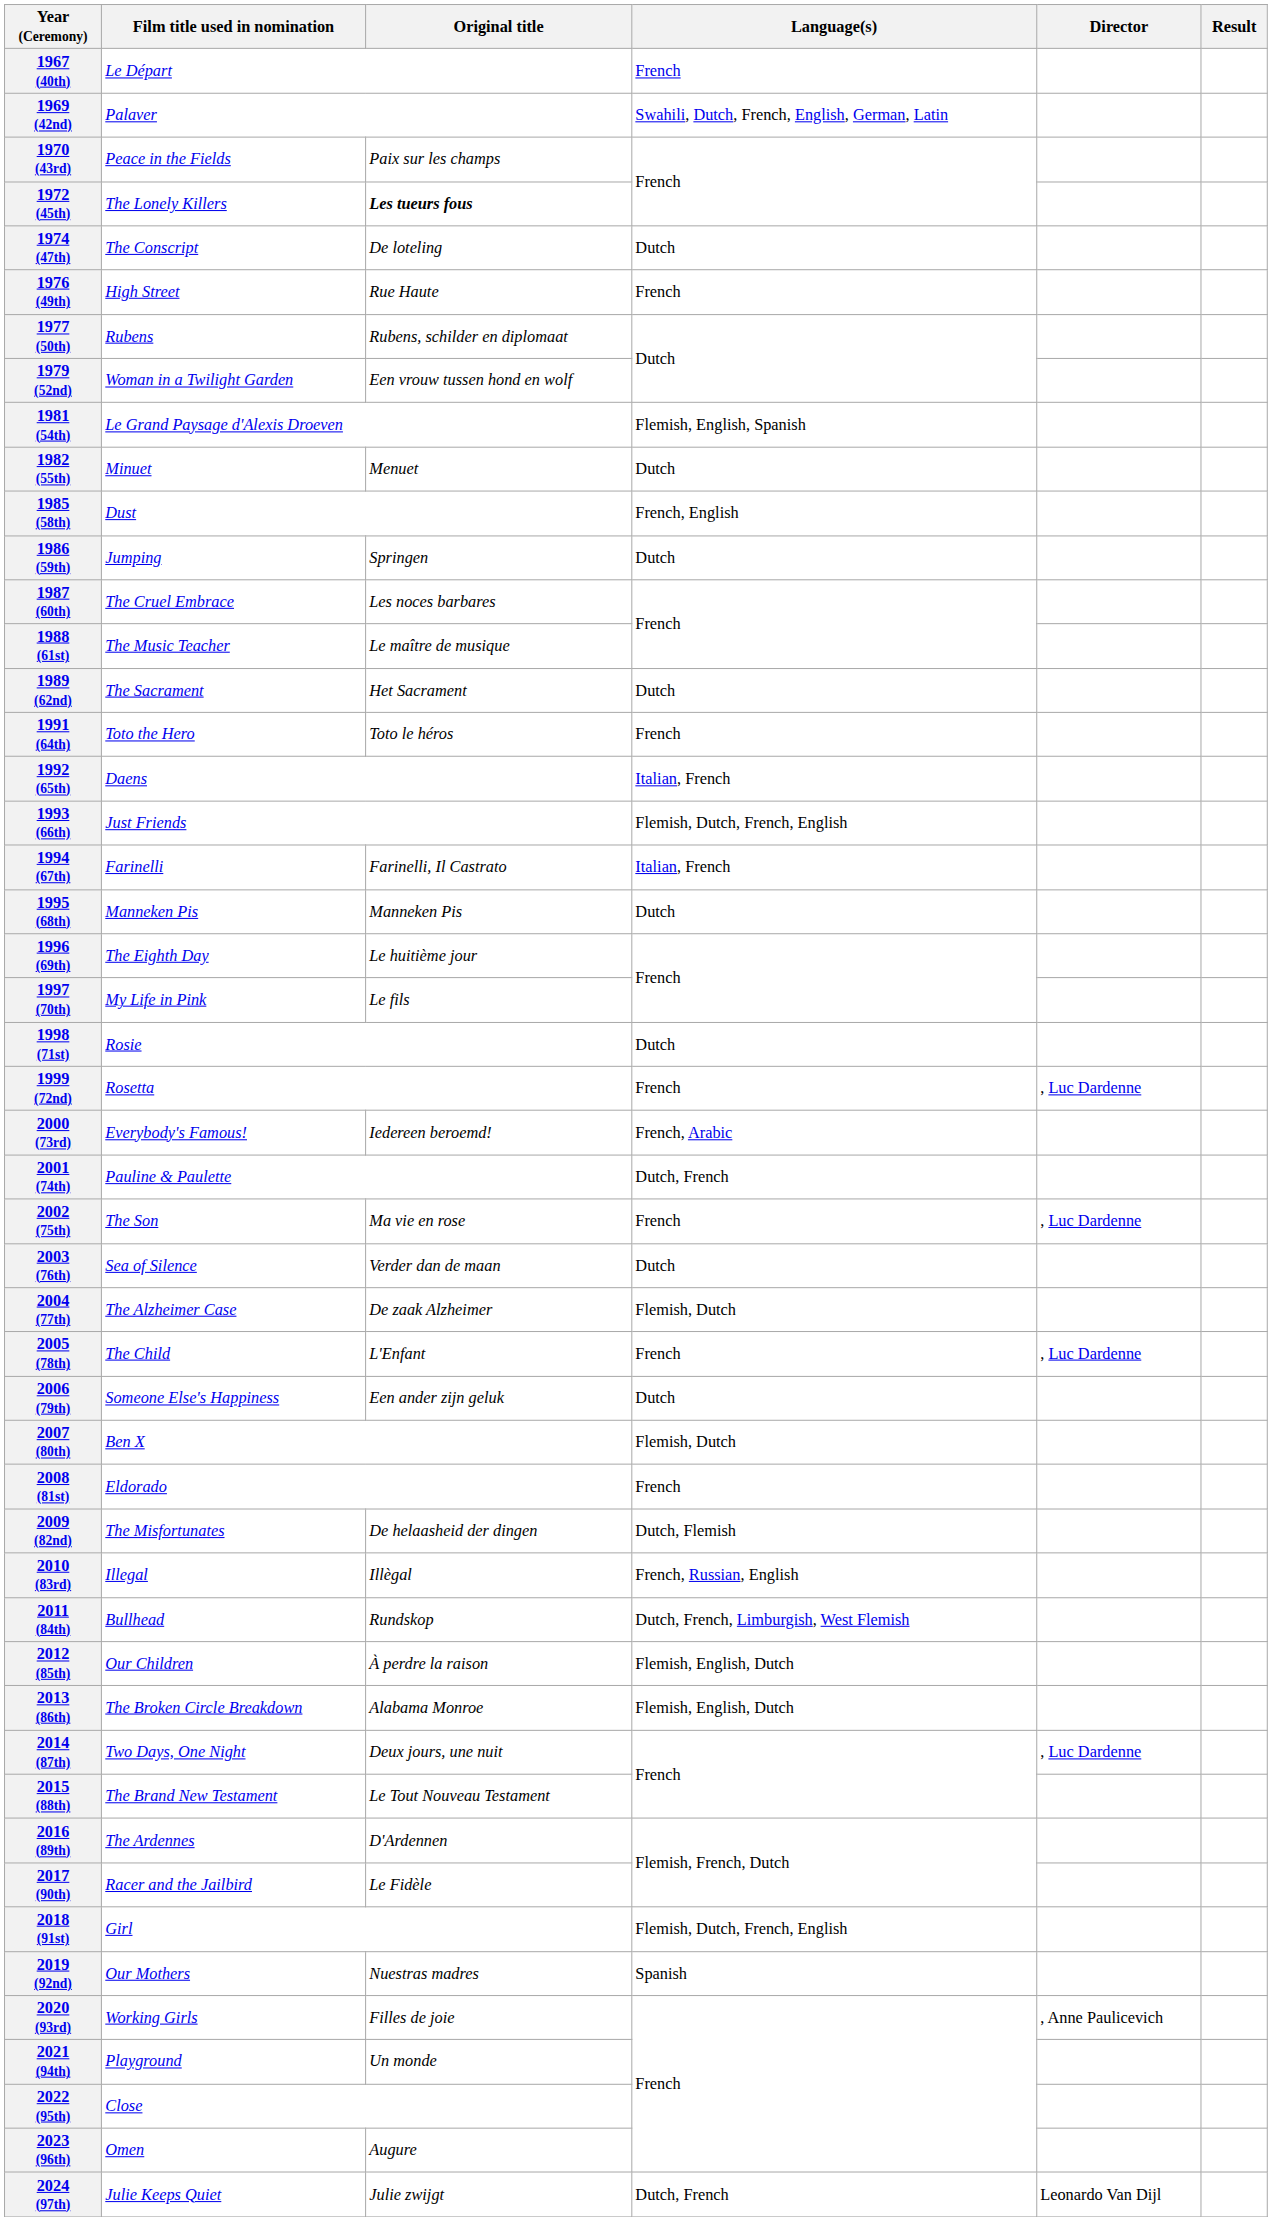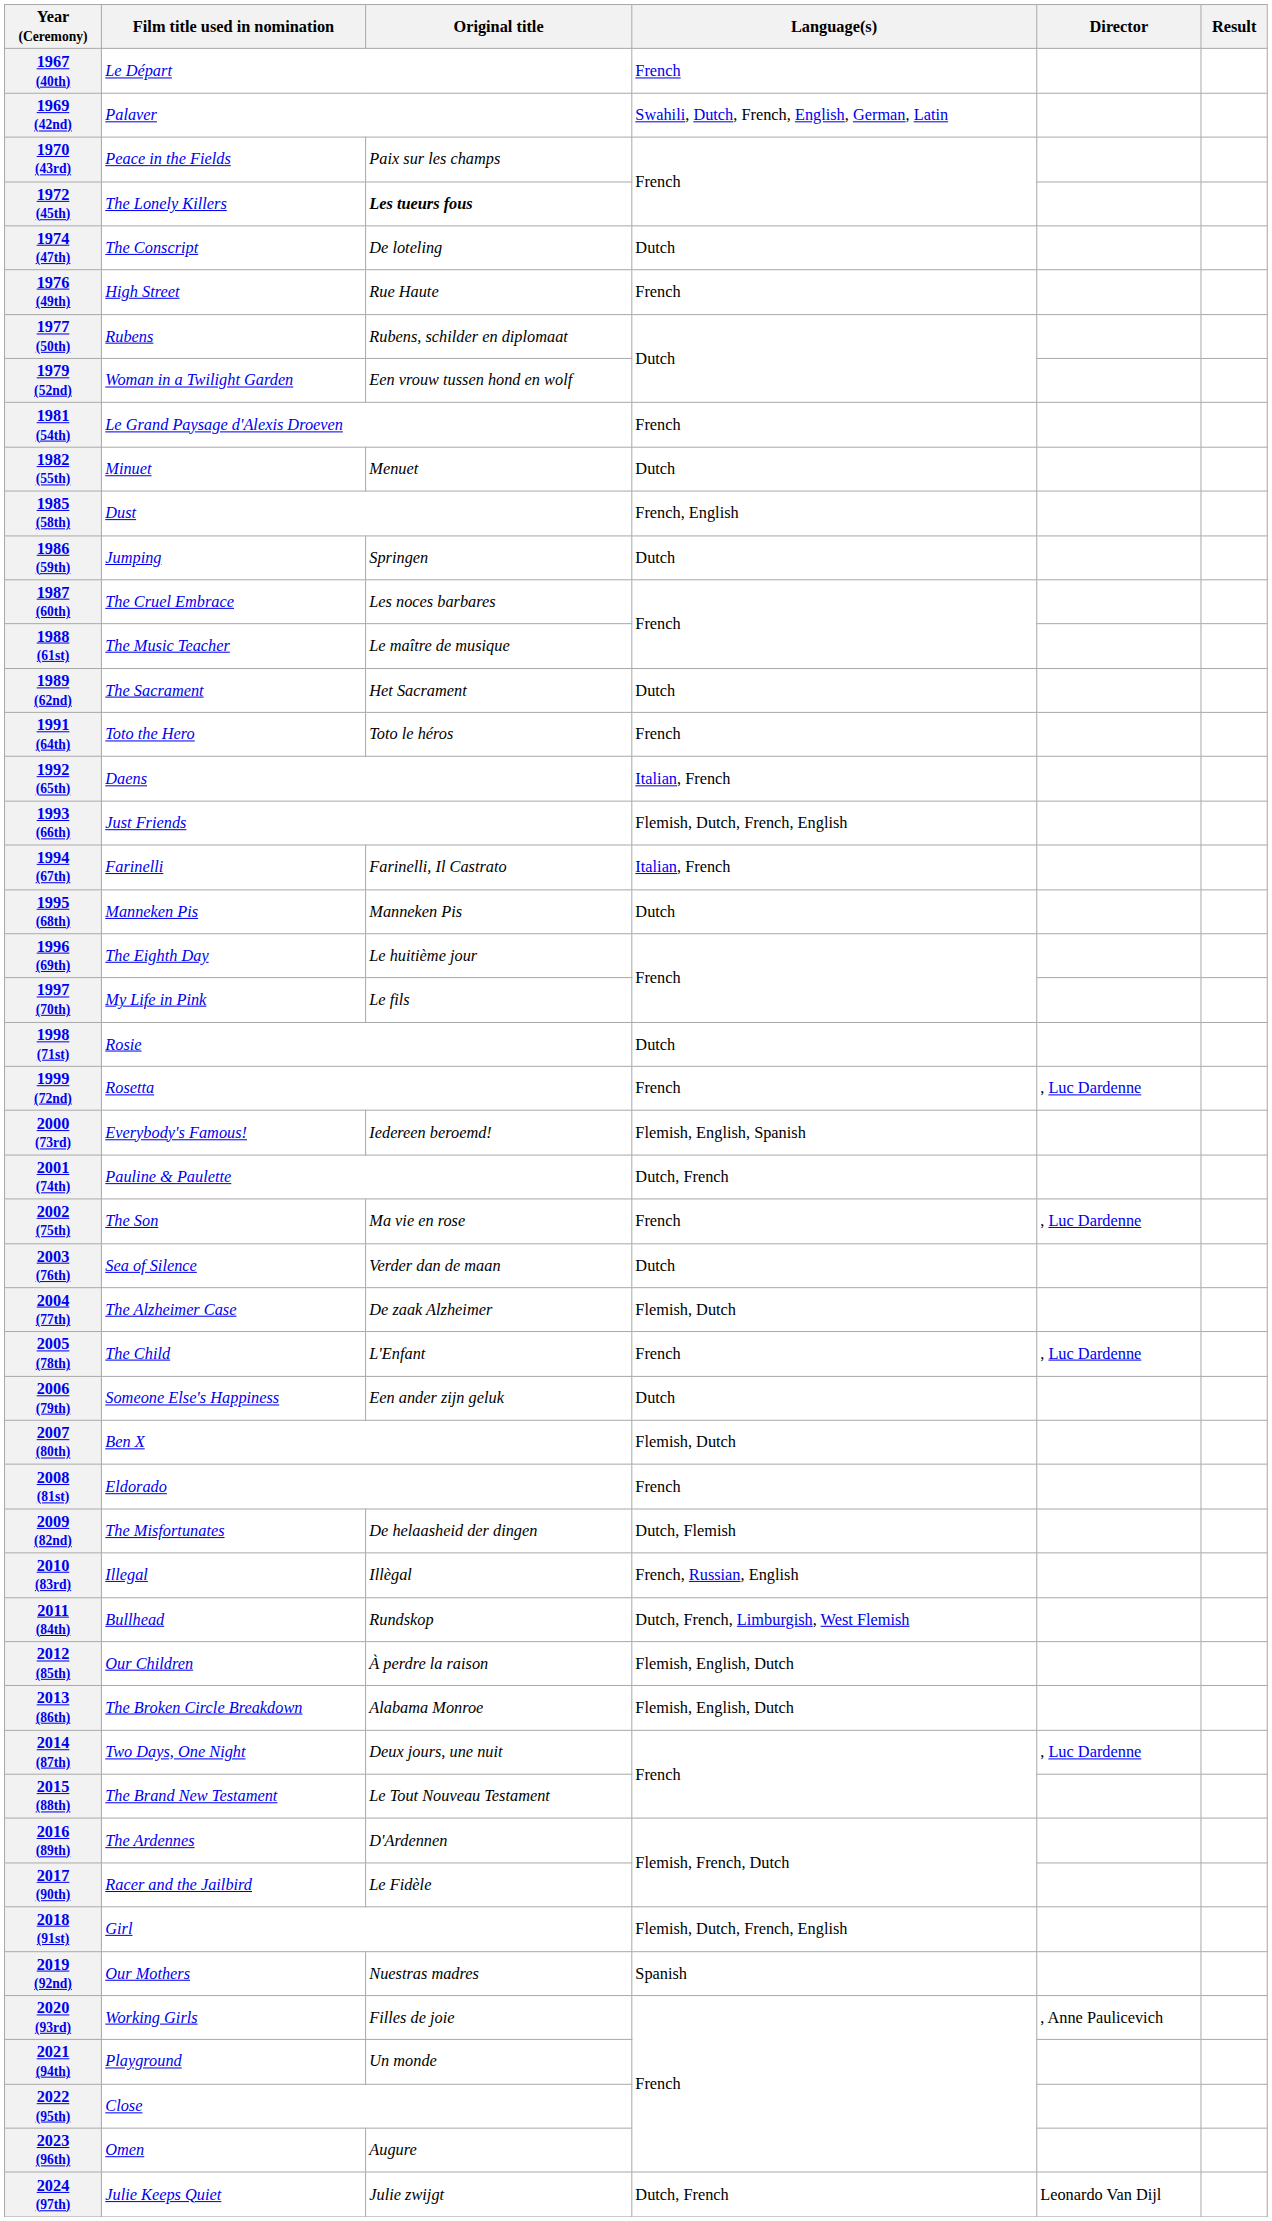(721, 424) Flemish, English, Spanish -> (658, 424) French
(684, 1132) French, Arabic -> (721, 1132) Flemish, English, Spanish
